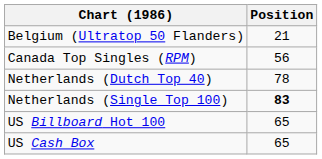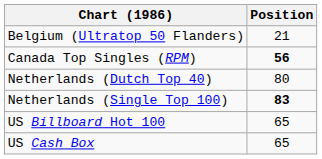(282, 58) normal -> (282, 58) bold
(282, 79) 78 -> (282, 79) 80
